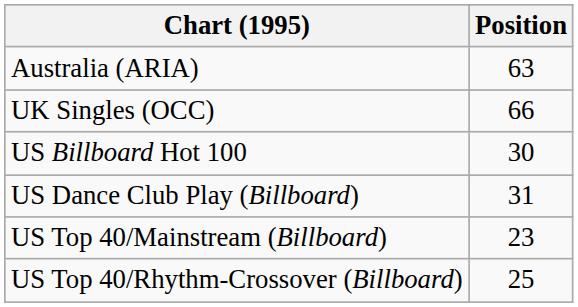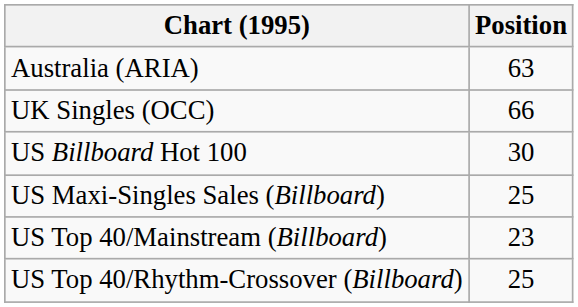- row: (185, 195)
+ row: (198, 195)
